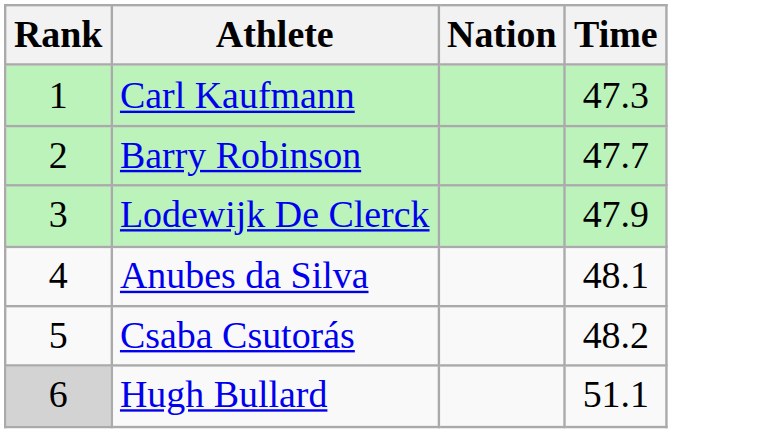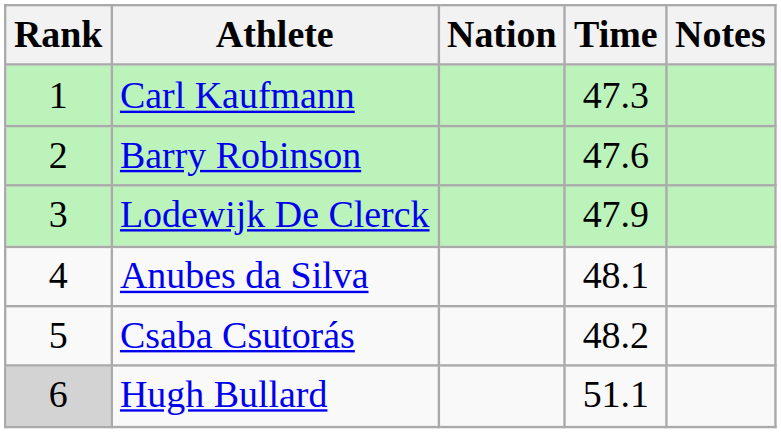+ column: (720, 34)
(616, 154) 47.7 -> (616, 154) 47.6
